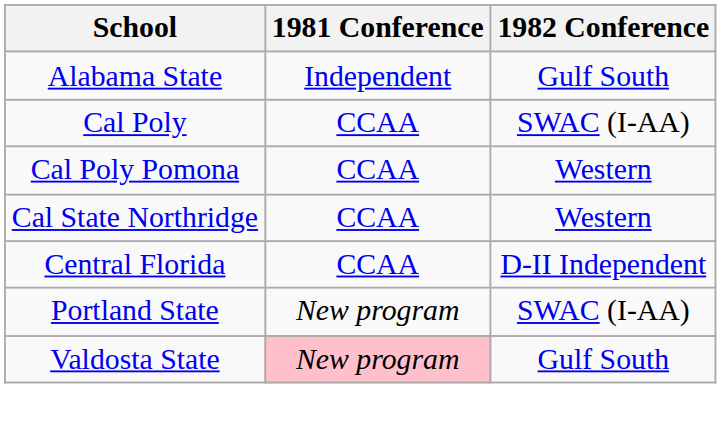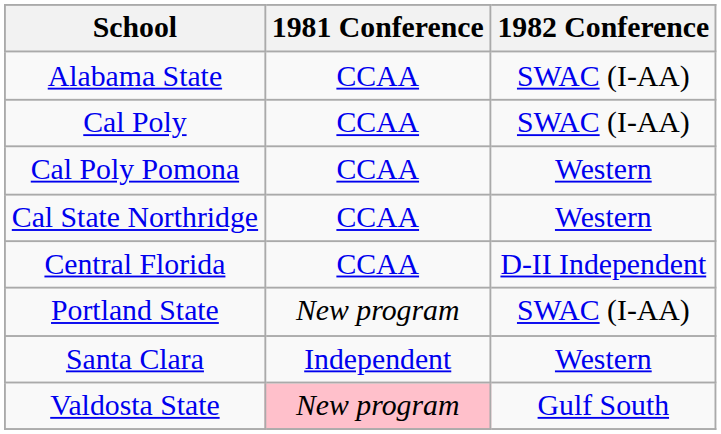(378, 75) Independent -> (378, 75) CCAA
(603, 75) Gulf South -> (603, 75) SWAC (I-AA)
+ row: (135, 358)
